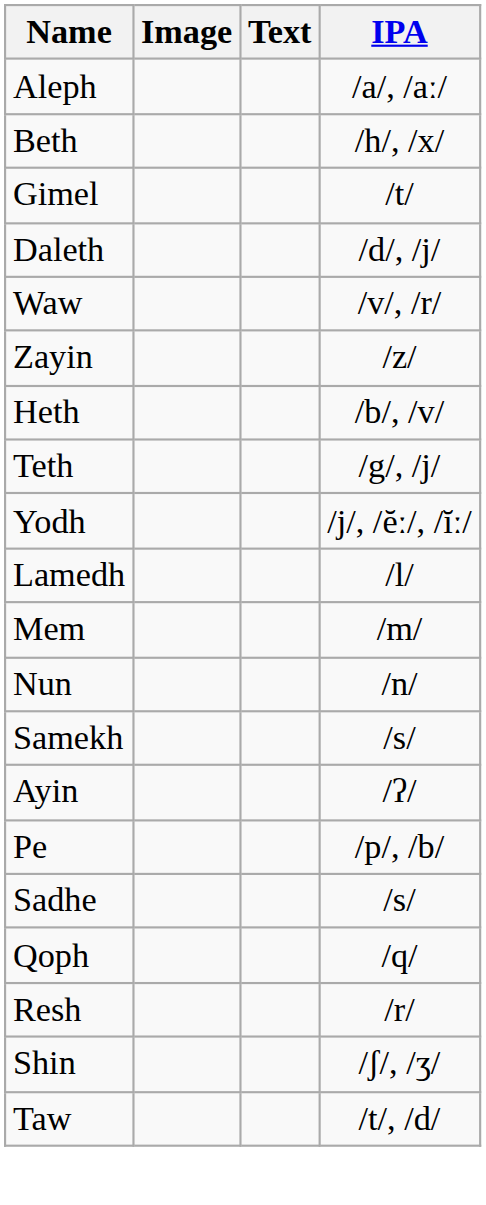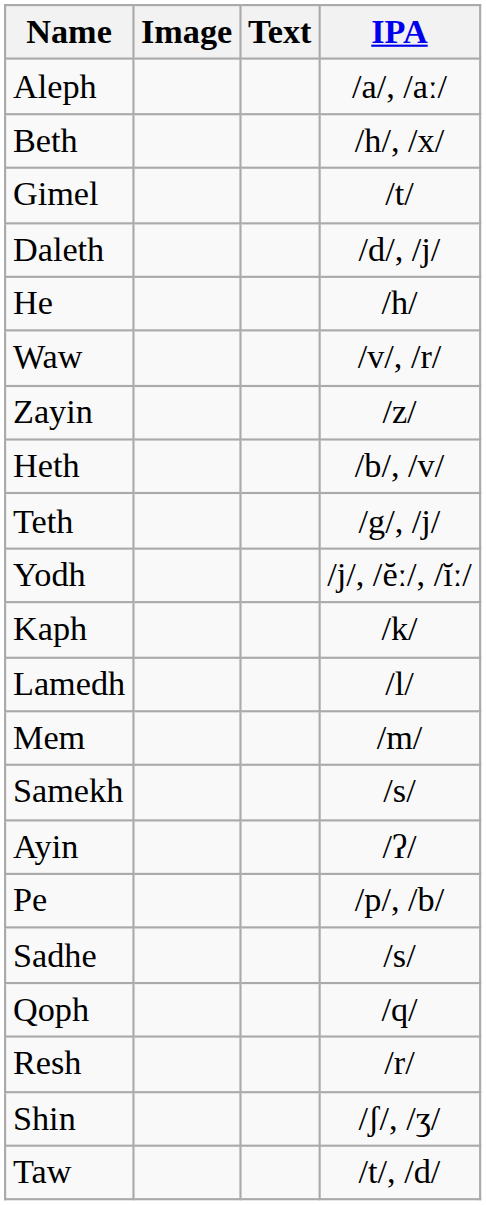+ row: (33, 303)
+ row: (50, 628)
- row: (42, 683)
